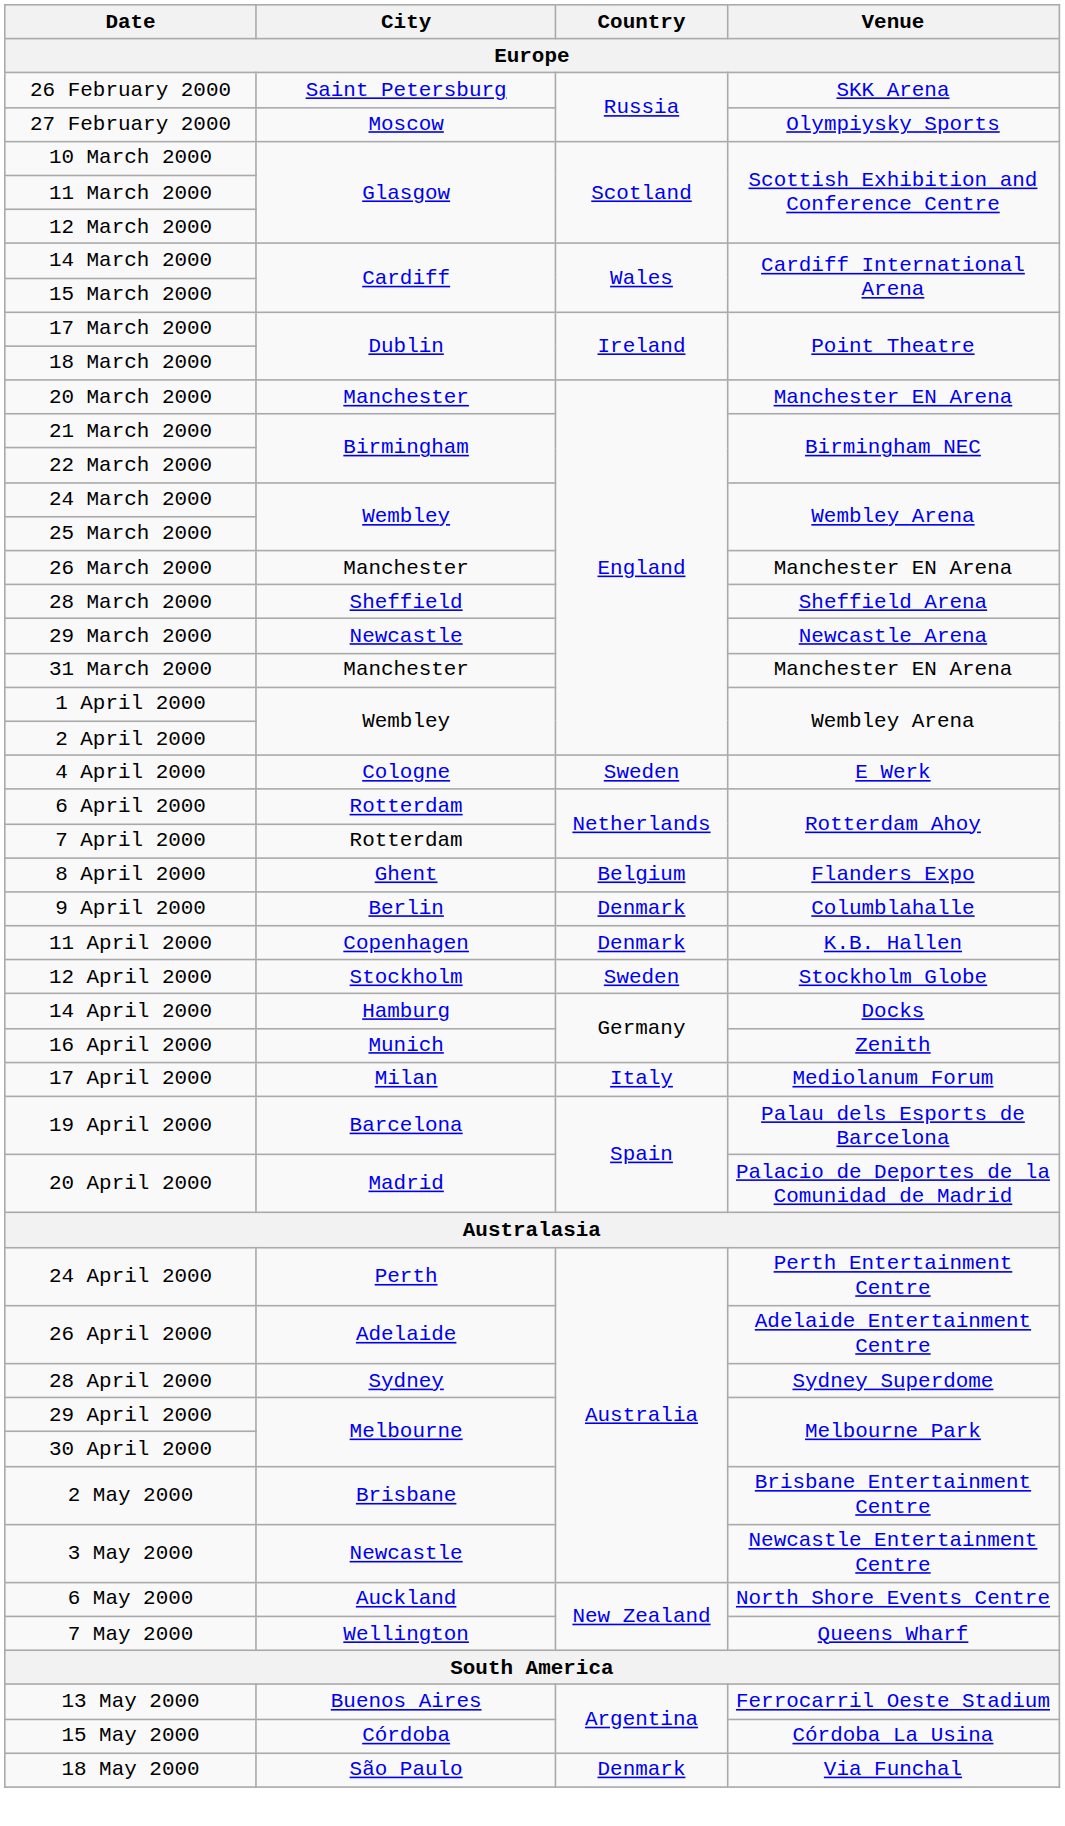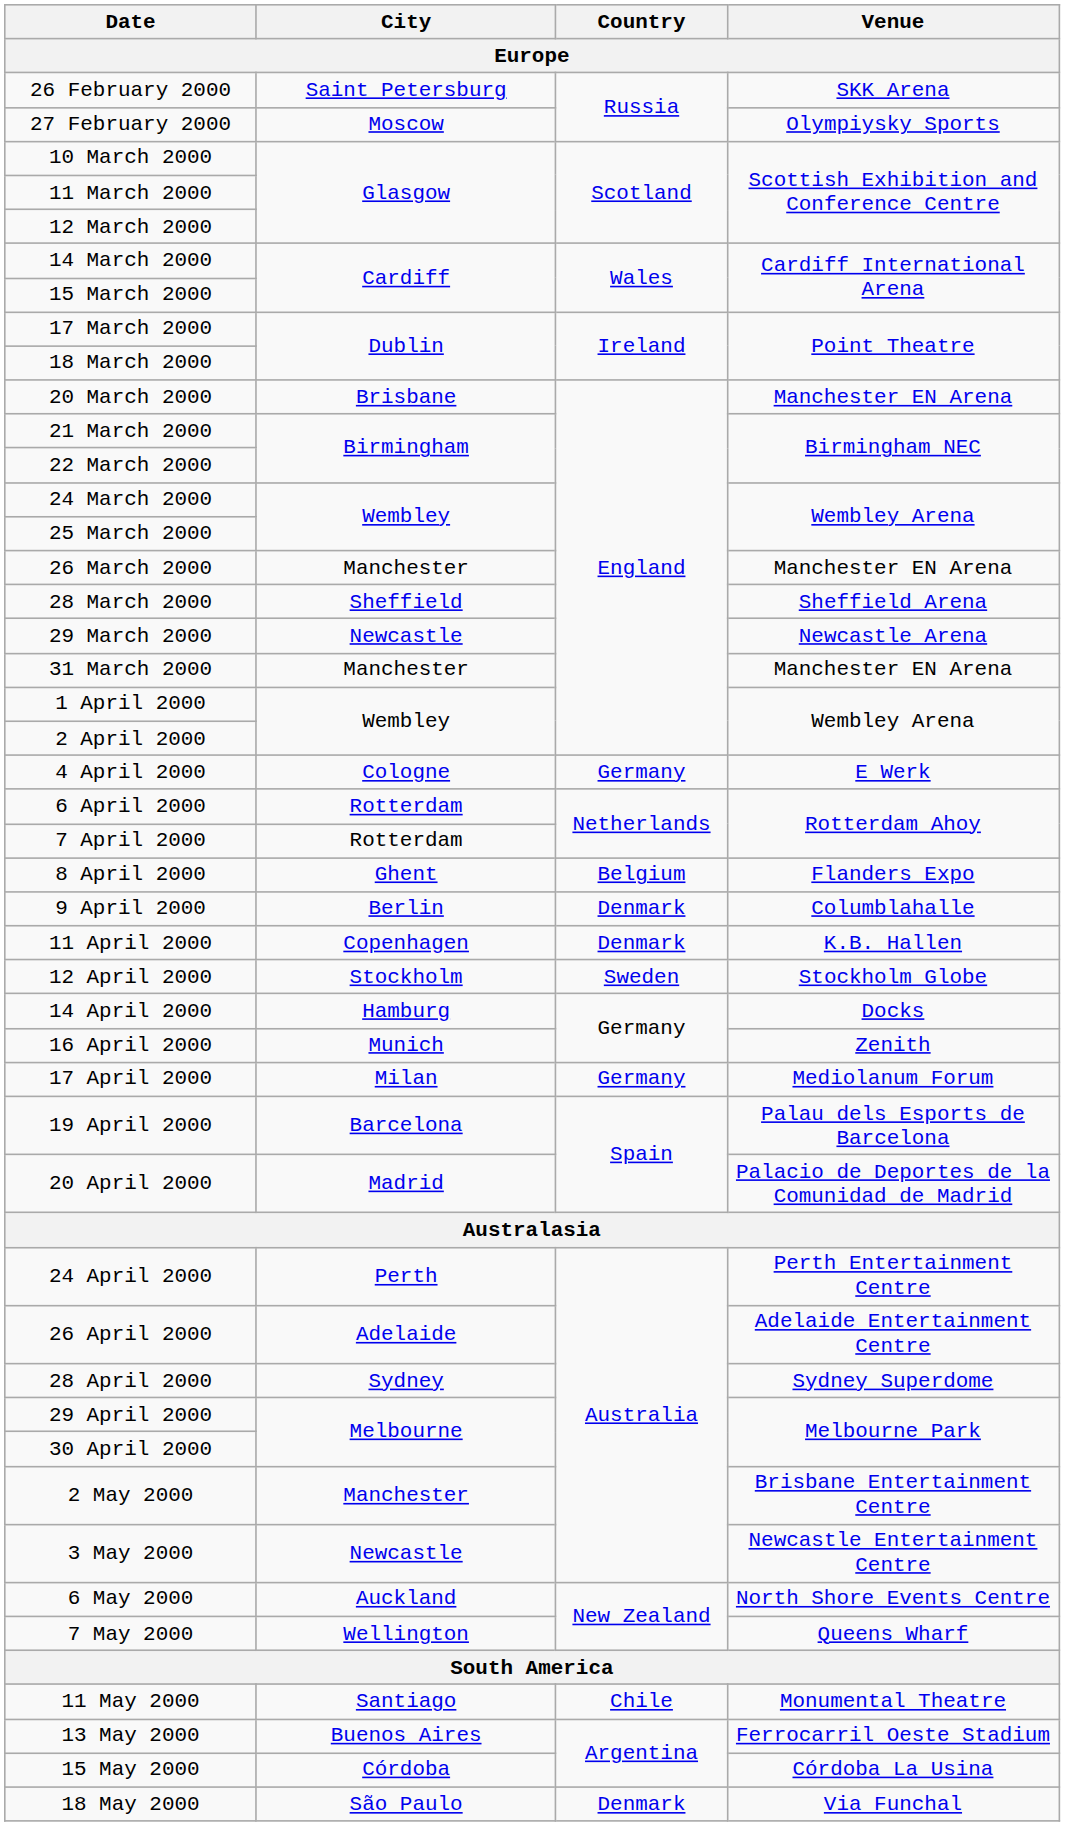(406, 397) Manchester -> (406, 397) Brisbane
(642, 772) Sweden -> (641, 772) Germany
(641, 1079) Italy -> (641, 1079) Germany
(406, 1495) Brisbane -> (406, 1495) Manchester
+ row: (131, 1702)
